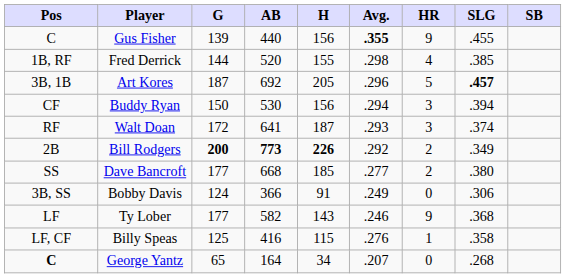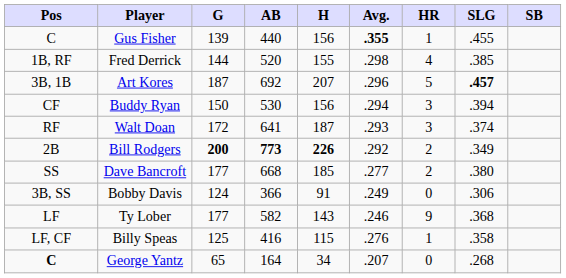(429, 37) 9 -> (429, 37) 1
(323, 82) 205 -> (323, 82) 207
